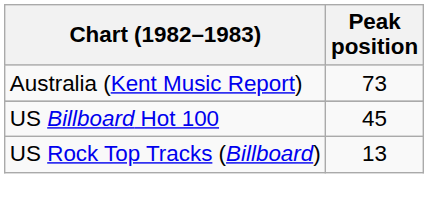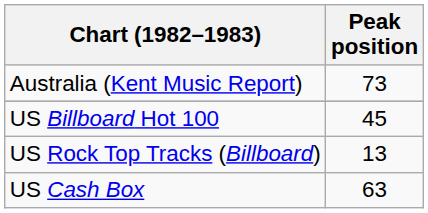+ row: (77, 189)
